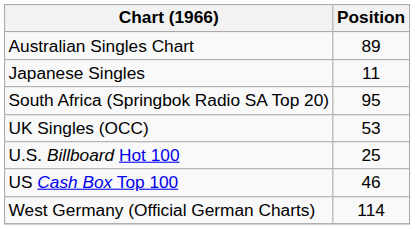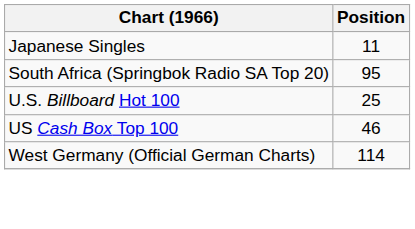- row: (101, 45)
- row: (79, 127)
